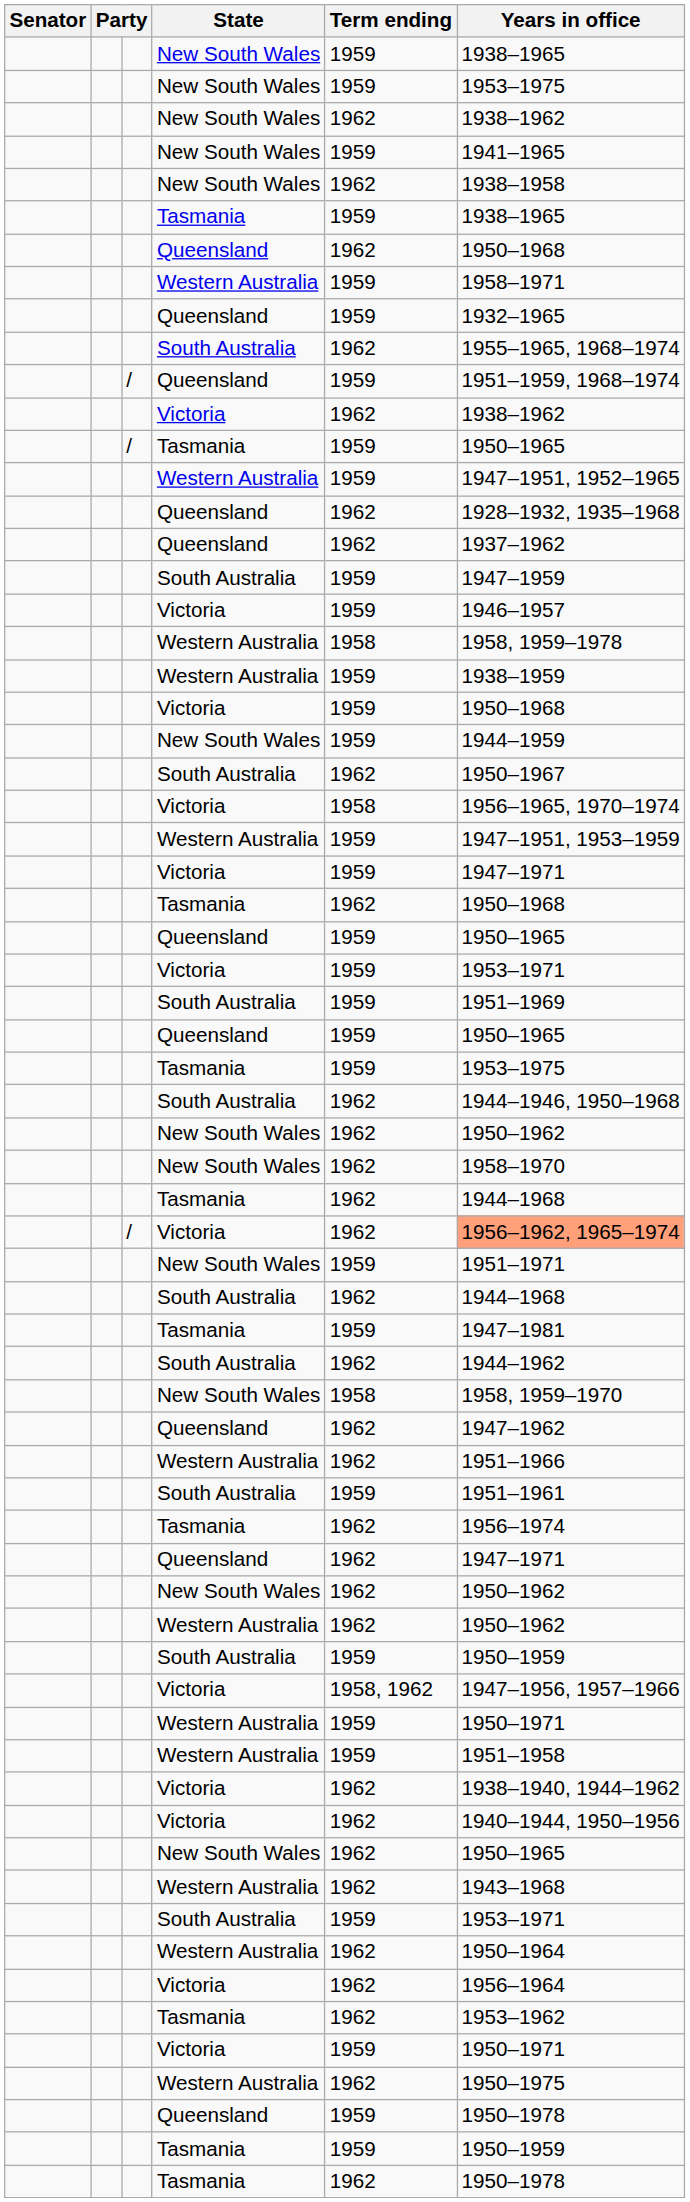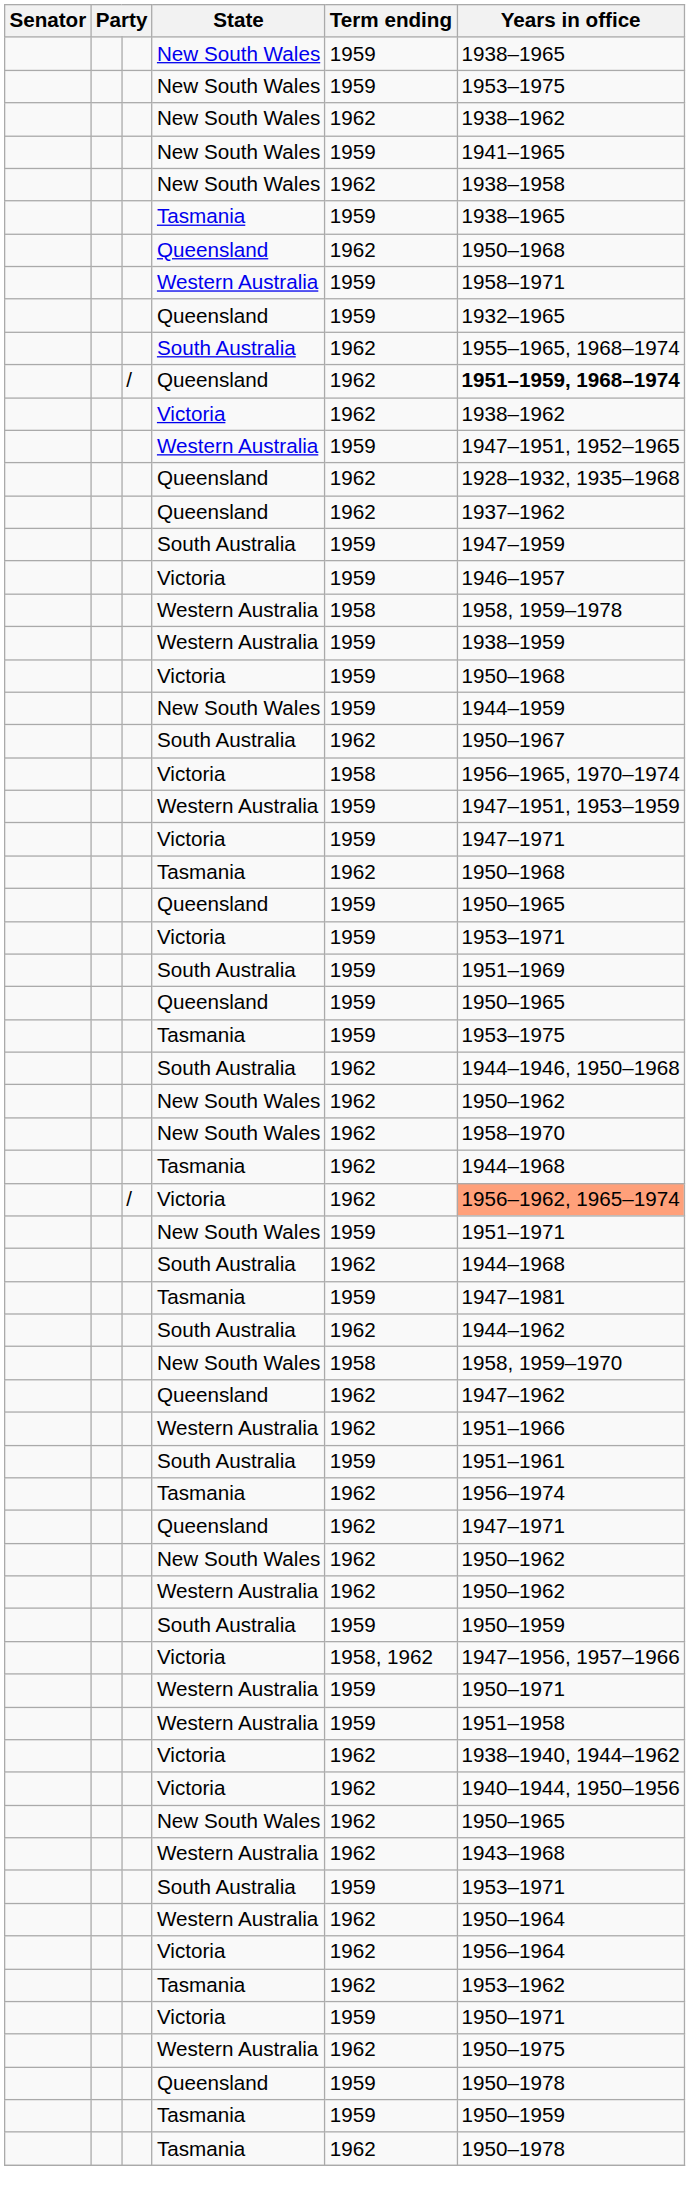(353, 380) 1959 -> (353, 380) 1962
(571, 380) normal -> (571, 380) bold
- row: (129, 446)
